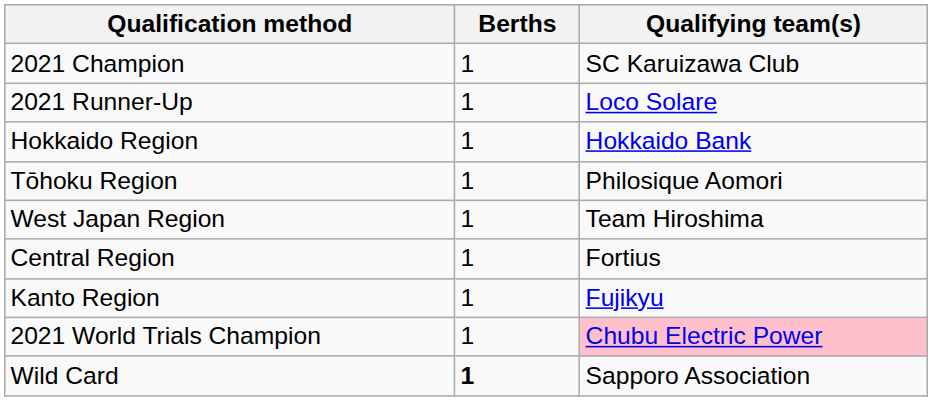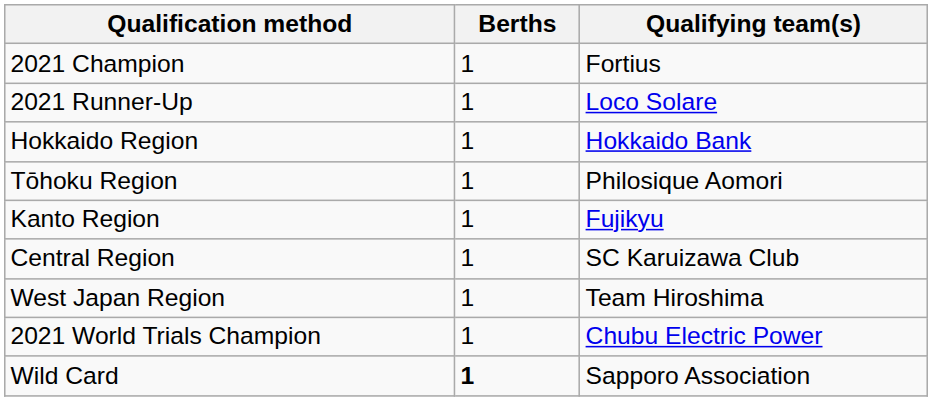(692, 63) SC Karuizawa Club -> (623, 63) Fortius
rows swapped: (85, 297) <-> (118, 219)
(623, 258) Fortius -> (692, 258) SC Karuizawa Club
(704, 336) pink background -> (704, 336) no background
